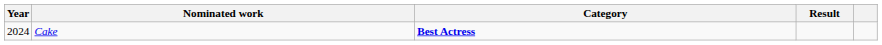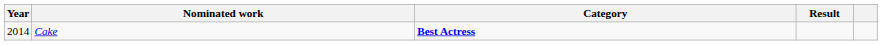(18, 31) 2024 -> (18, 31) 2014
